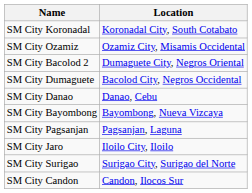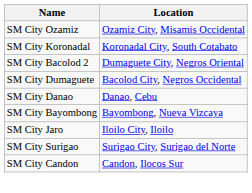rows swapped: (48, 29) <-> (43, 46)
- row: (48, 130)
